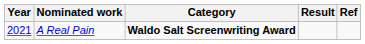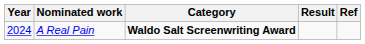(19, 30) 2021 -> (19, 30) 2024
